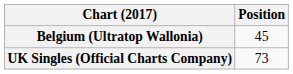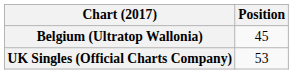(262, 58) 73 -> (262, 58) 53
